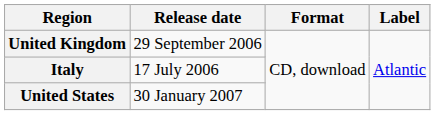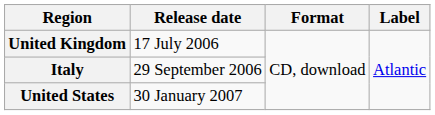(198, 43) 29 September 2006 -> (176, 43) 17 July 2006
(176, 69) 17 July 2006 -> (198, 69) 29 September 2006
